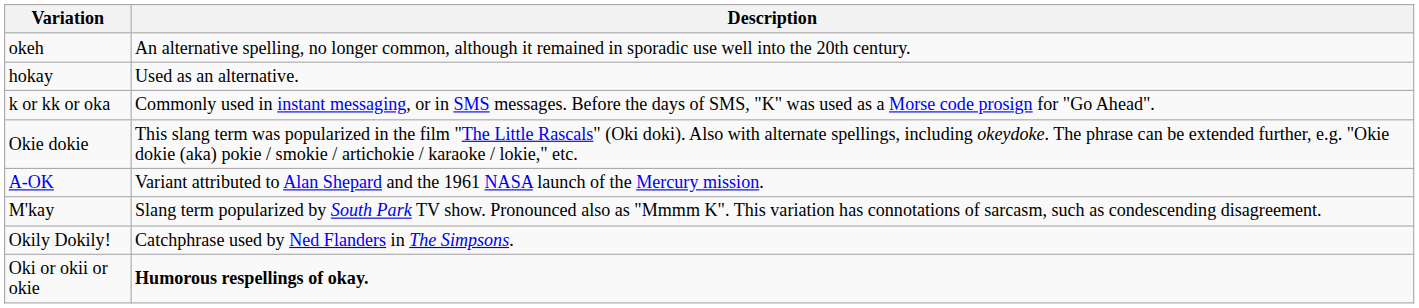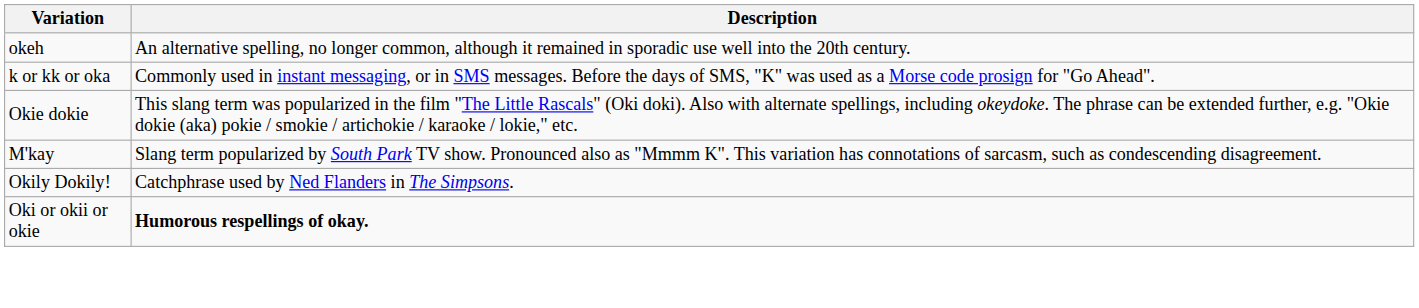- row: (31, 76)
- row: (31, 182)
